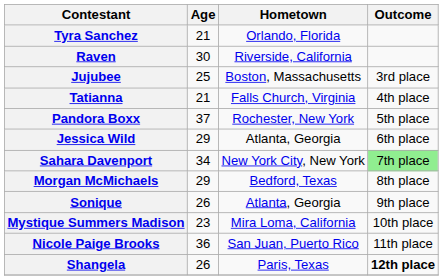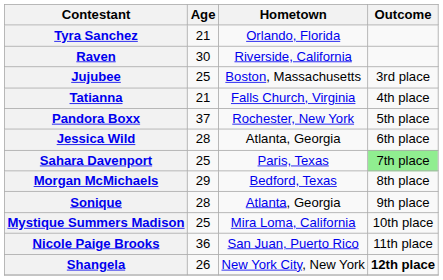(203, 139) 29 -> (203, 139) 28
(203, 160) 34 -> (203, 160) 25
(293, 160) New York City, New York -> (293, 160) Paris, Texas
(203, 202) 26 -> (203, 202) 28
(203, 222) 23 -> (203, 222) 25
(293, 264) Paris, Texas -> (293, 264) New York City, New York
